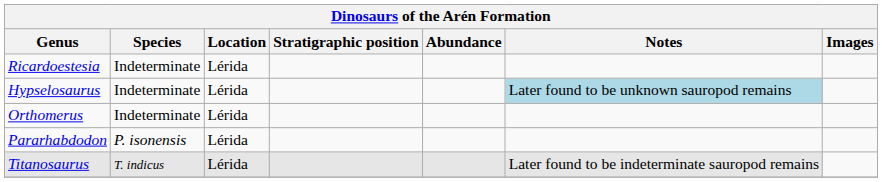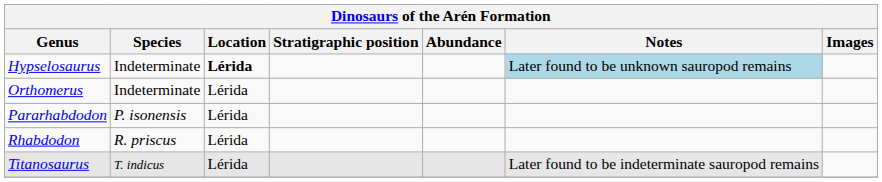- row: (54, 66)
(228, 90) normal -> (230, 66) bold
+ row: (44, 139)
